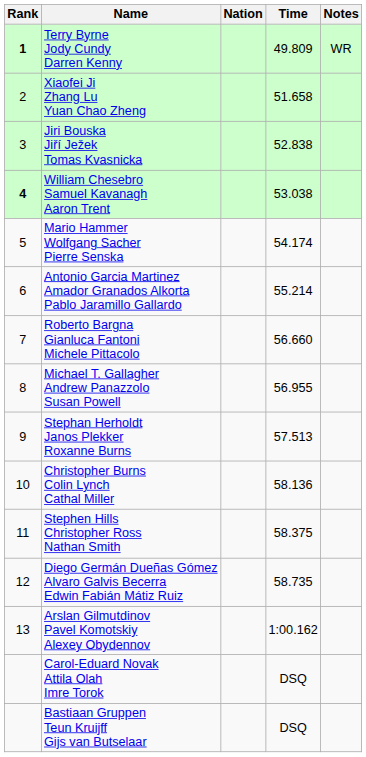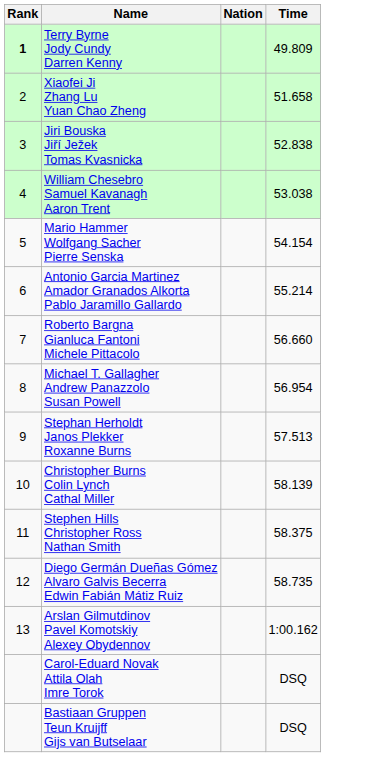- column: (341, 14)
(23, 194) bold -> (23, 194) normal
(293, 242) 54.174 -> (293, 242) 54.154
(293, 388) 56.955 -> (293, 388) 56.954
(293, 485) 58.136 -> (293, 485) 58.139
